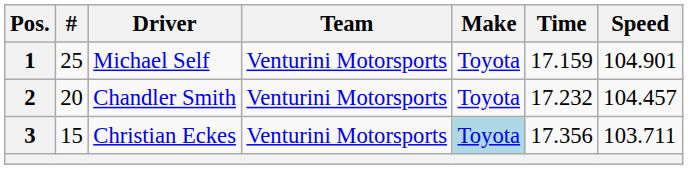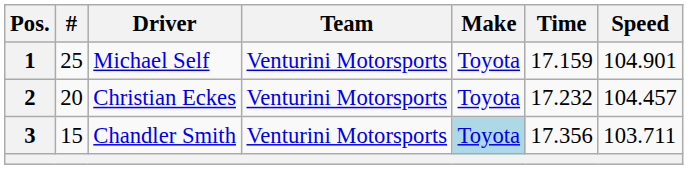(165, 98) Chandler Smith -> (165, 98) Christian Eckes
(165, 135) Christian Eckes -> (165, 135) Chandler Smith
